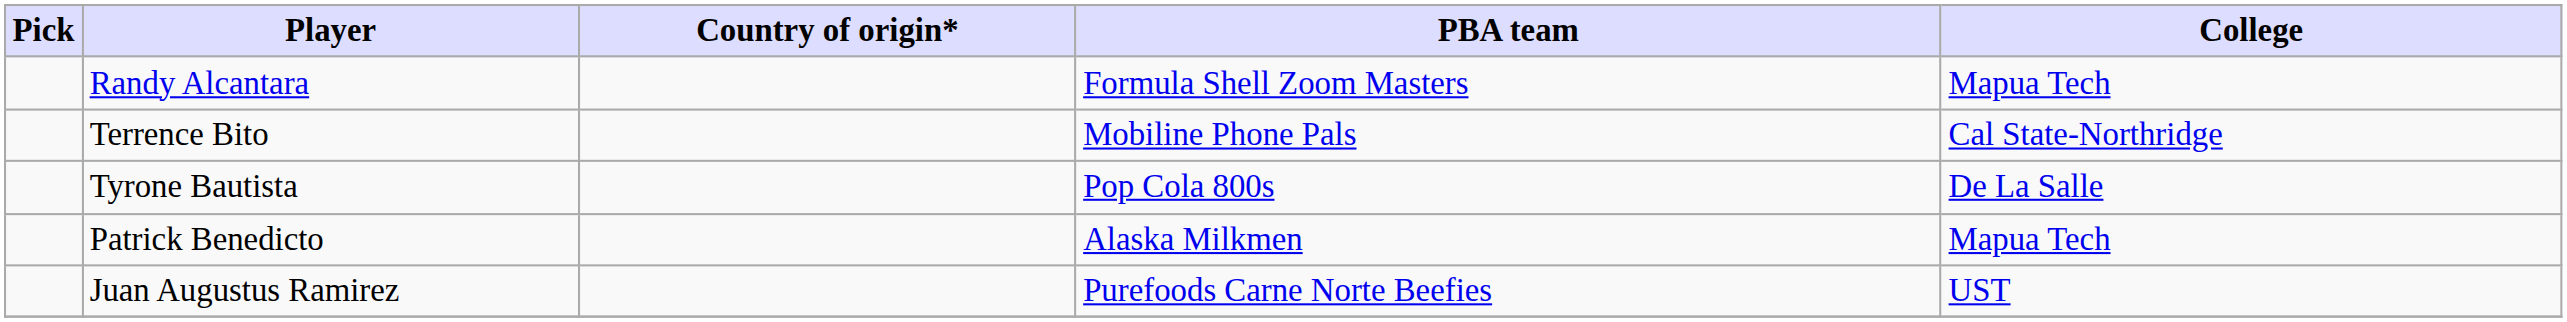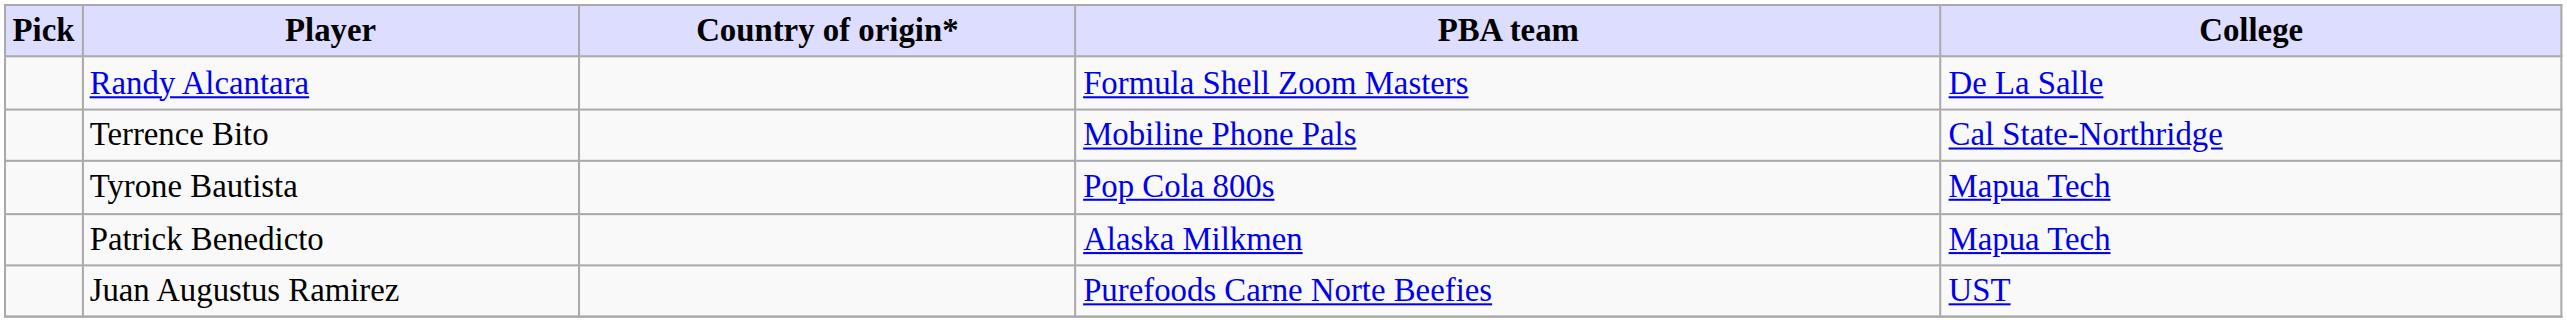(2030, 82) Mapua Tech -> (2026, 82) De La Salle
(2026, 186) De La Salle -> (2030, 186) Mapua Tech
